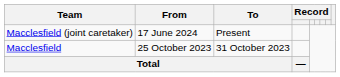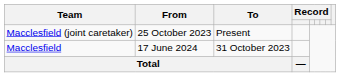(167, 32) 17 June 2024 -> (174, 32) 25 October 2023
(174, 48) 25 October 2023 -> (167, 48) 17 June 2024
